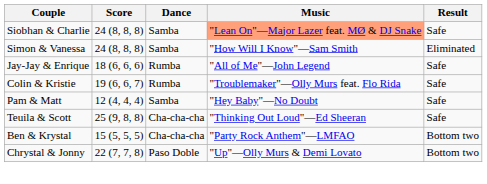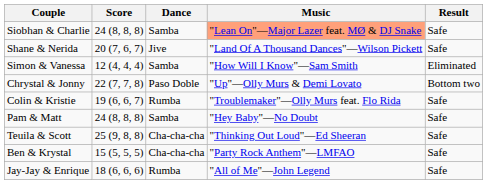+ row: (42, 48)
(119, 48) 24 (8, 8, 8) -> (119, 65) 12 (4, 4, 4)
rows swapped: (46, 153) <-> (48, 65)
(119, 100) 12 (4, 4, 4) -> (119, 118) 24 (8, 8, 8)
(453, 135) Bottom two -> (437, 153) Safe
